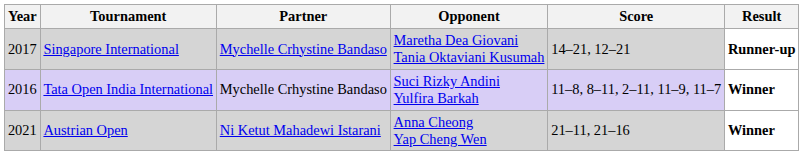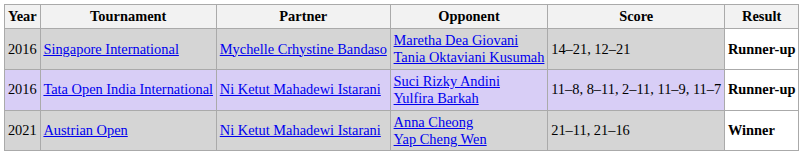(22, 49) 2017 -> (22, 49) 2016
(303, 89) Mychelle Crhystine Bandaso -> (300, 89) Ni Ketut Mahadewi Istarani
(751, 89) Winner -> (762, 89) Runner-up
